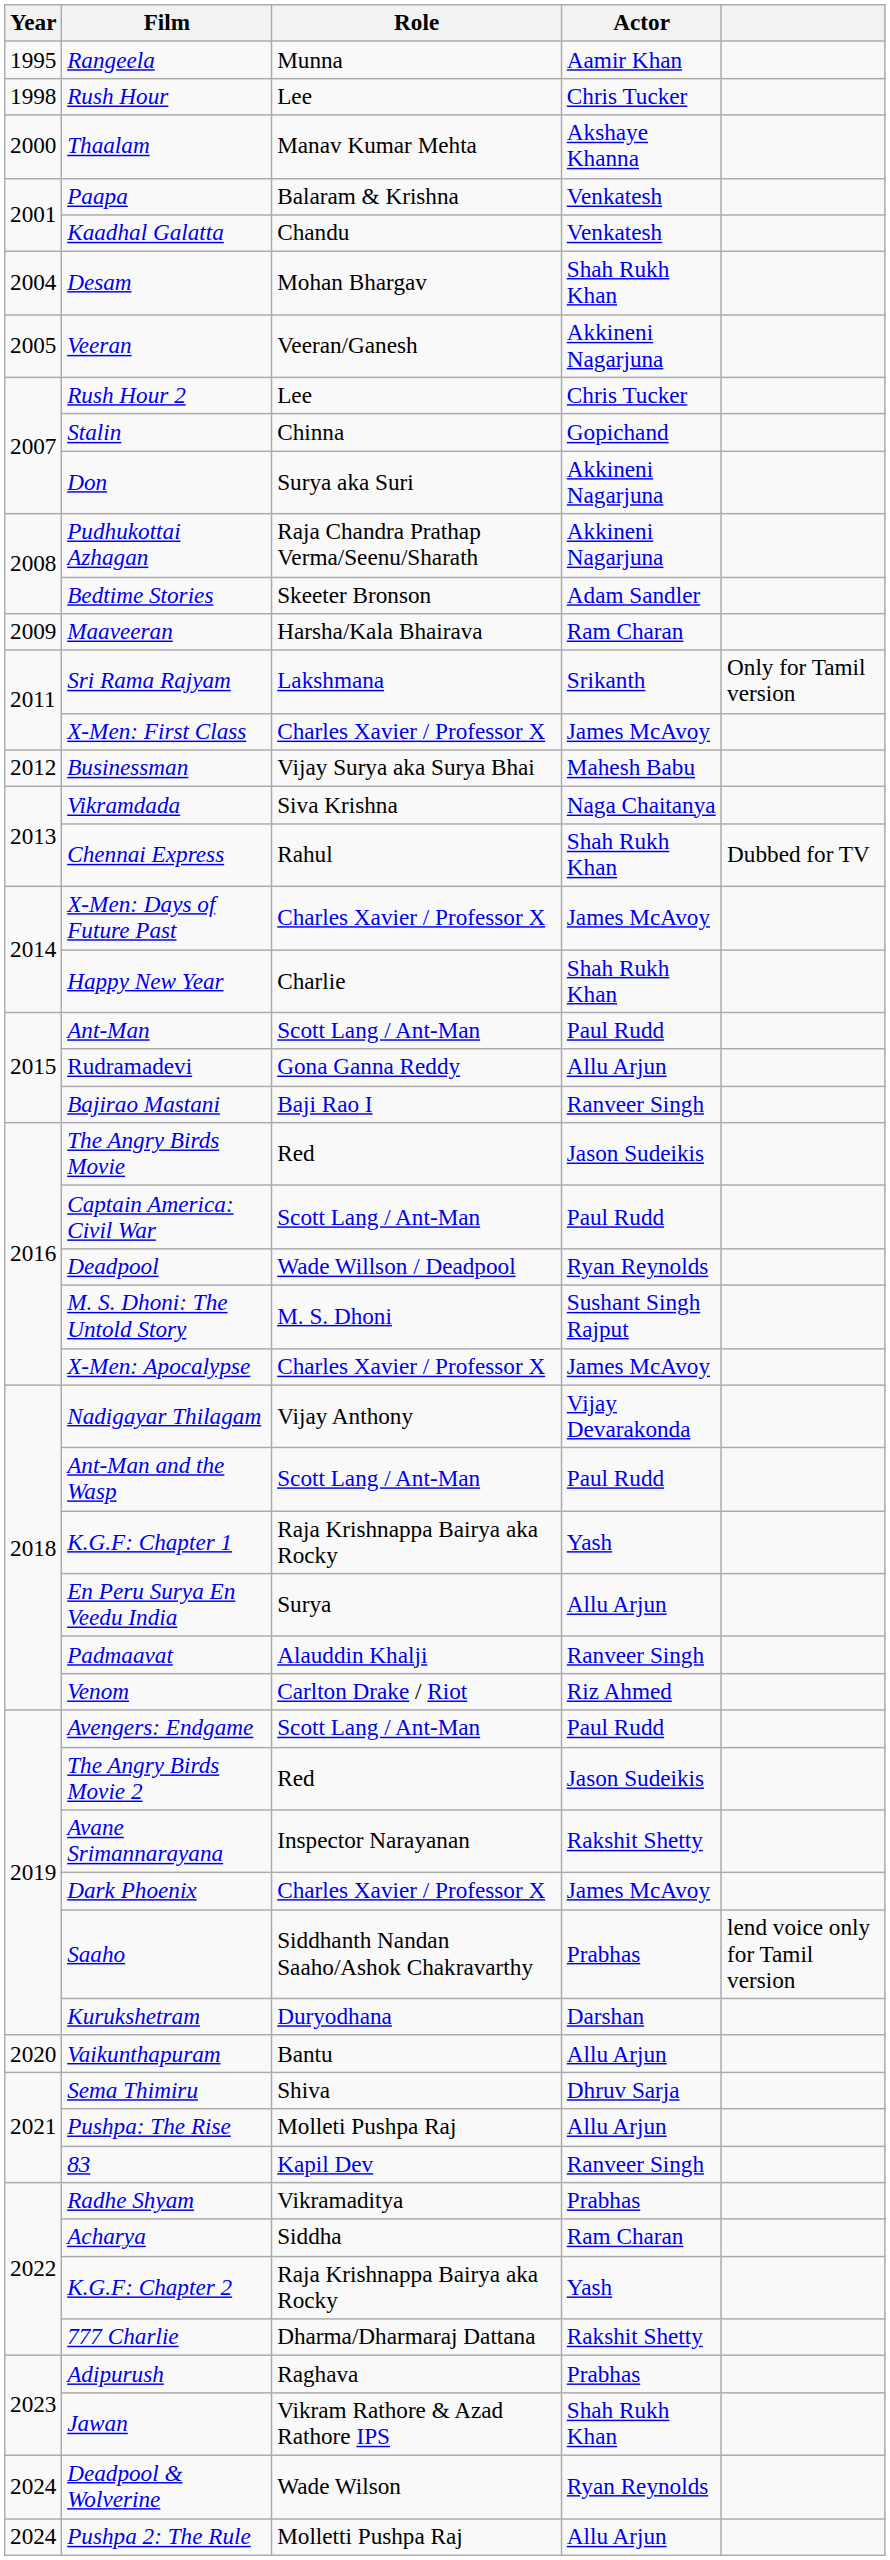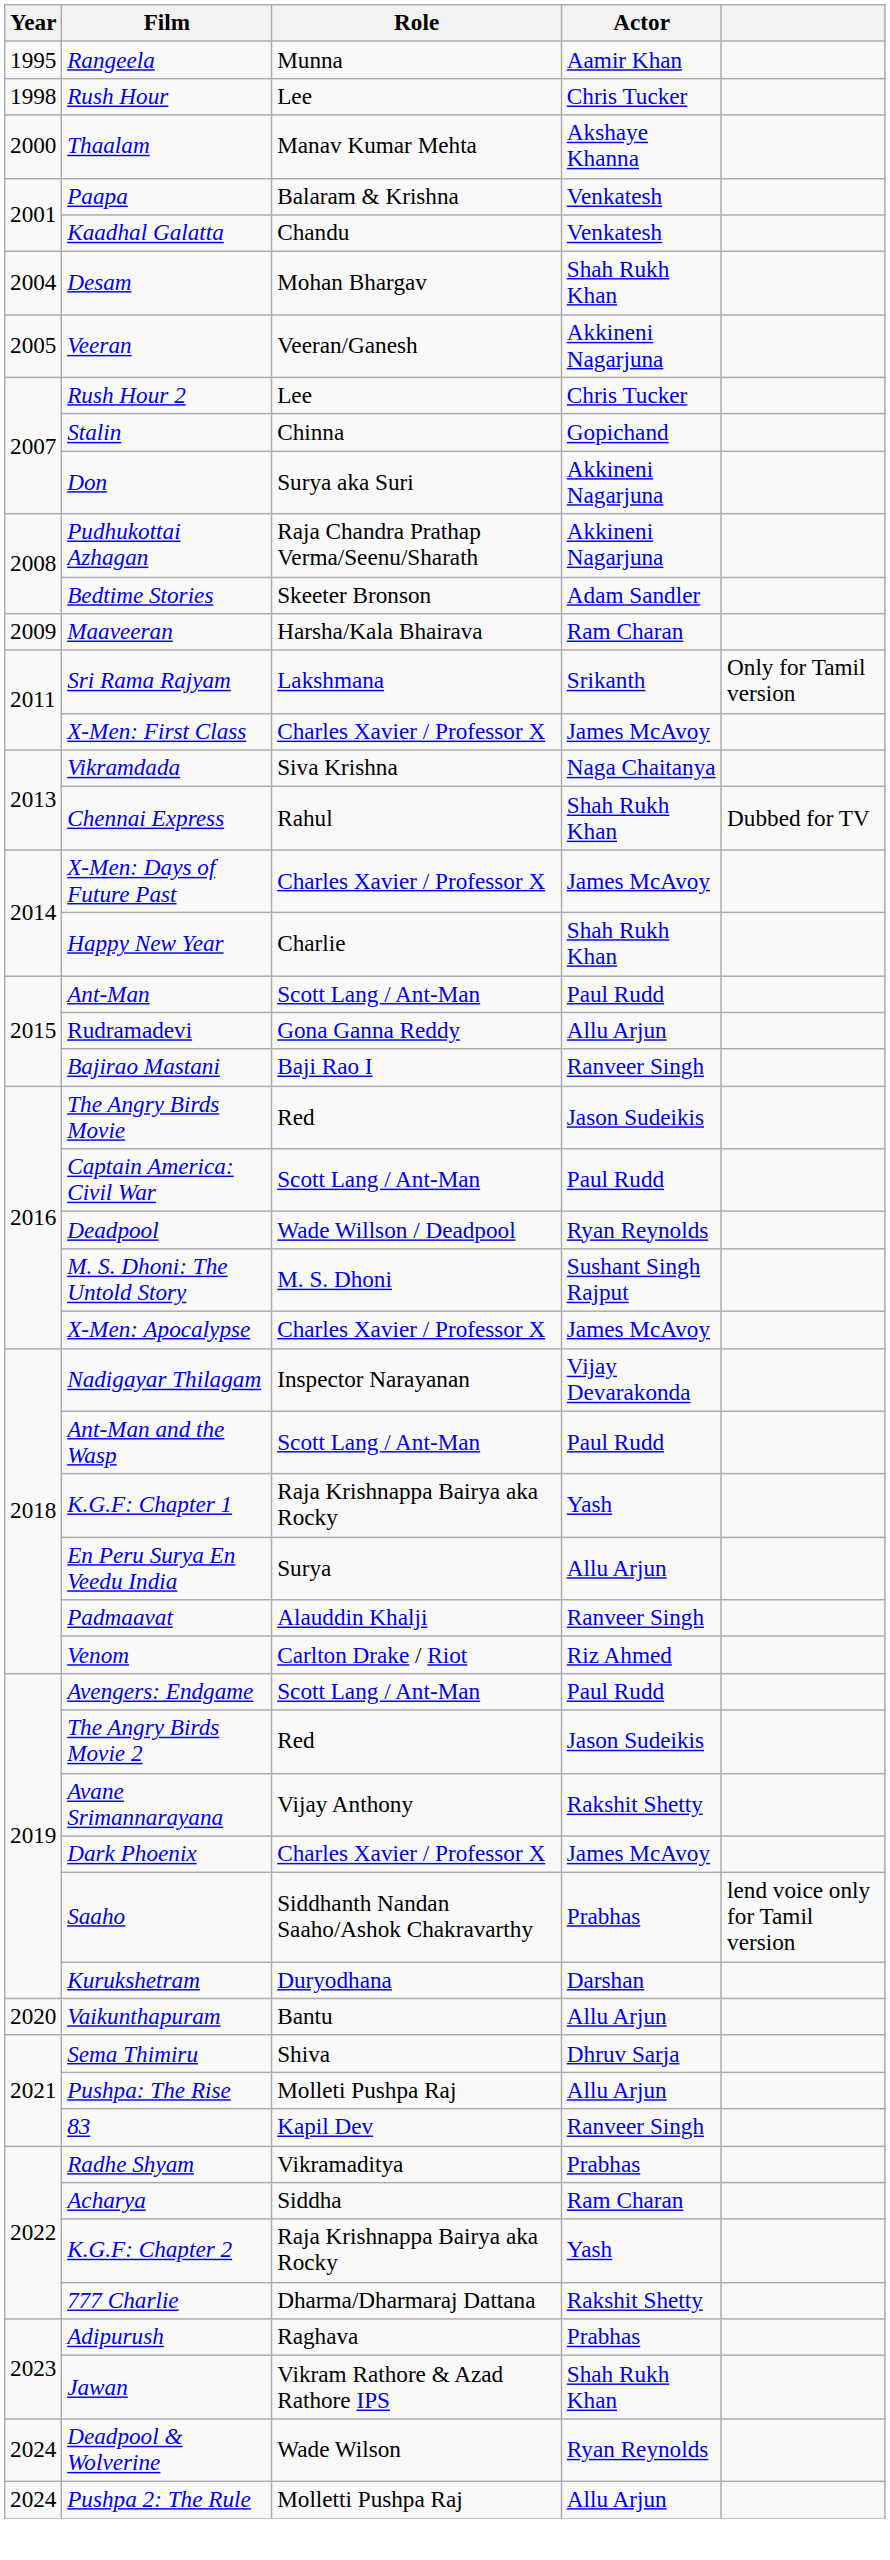- row: (128, 768)
(345, 1416) Vijay Anthony -> (373, 1379) Inspector Narayanan
(373, 1841) Inspector Narayanan -> (345, 1804) Vijay Anthony
